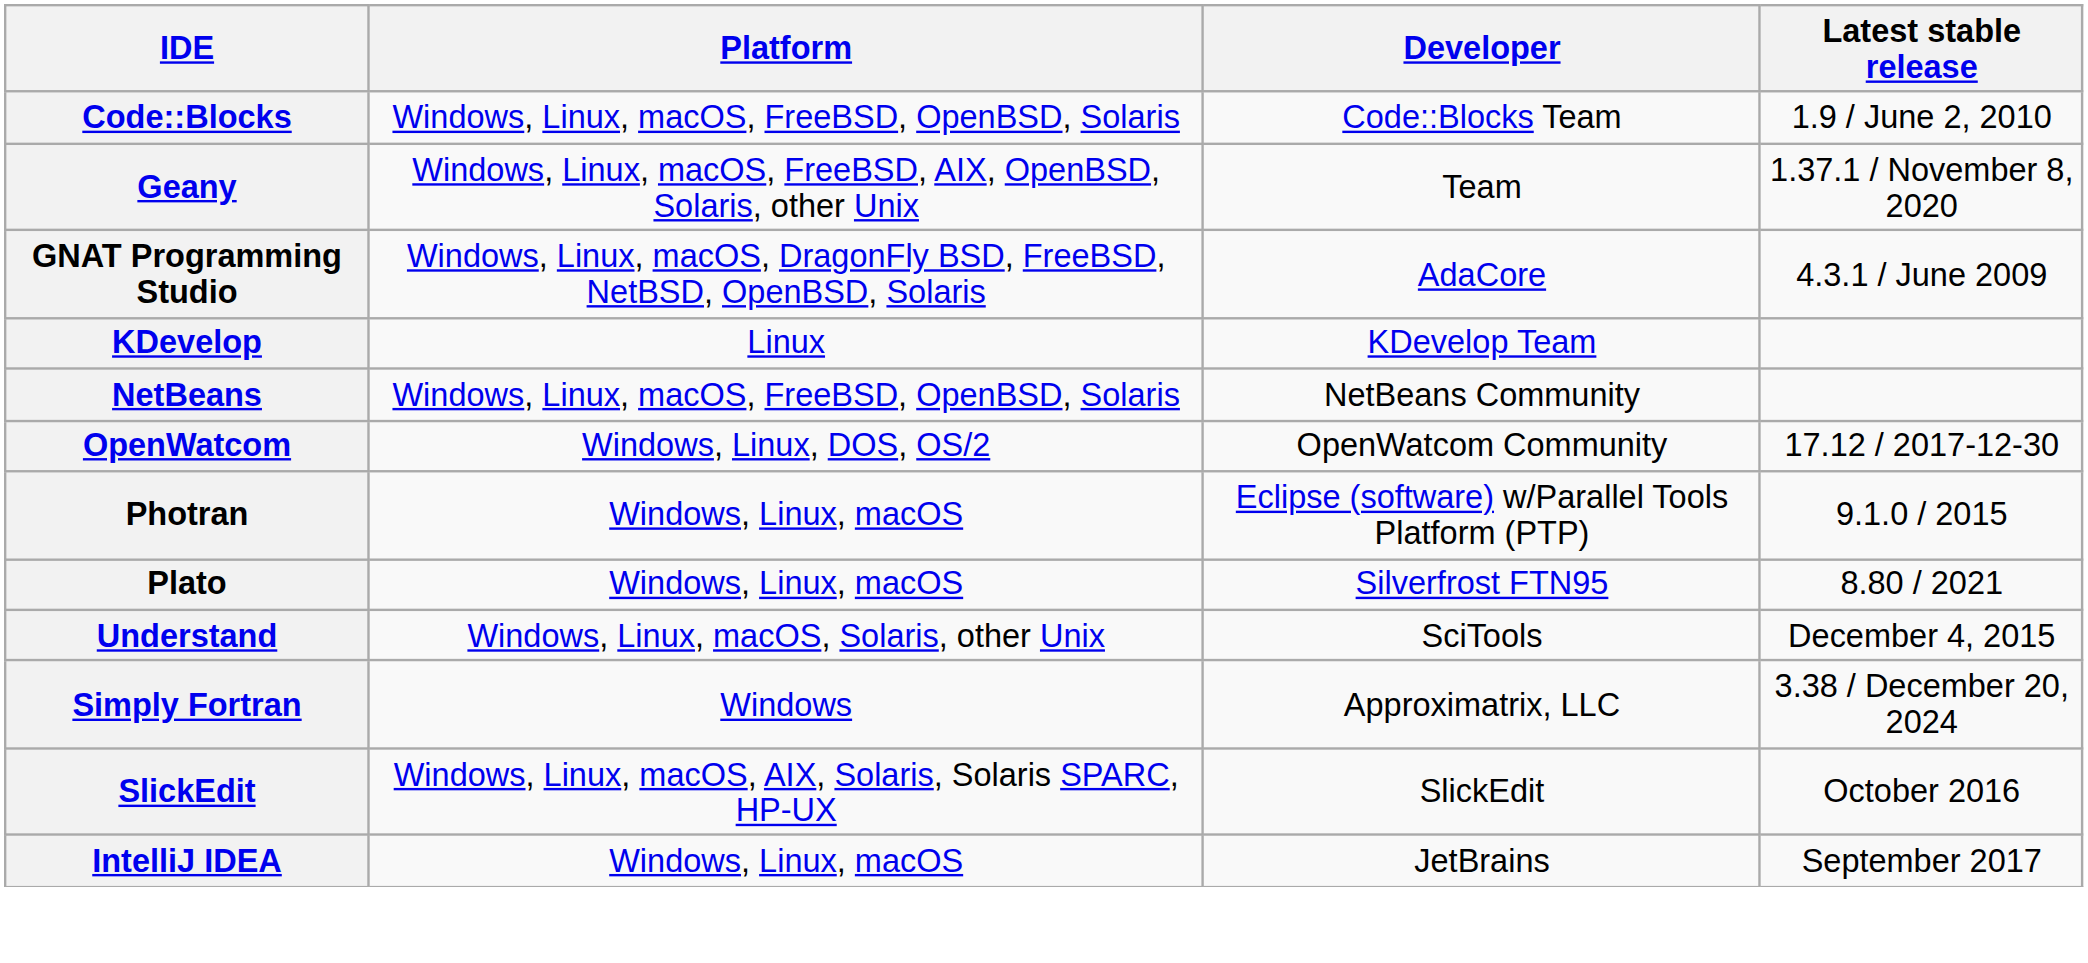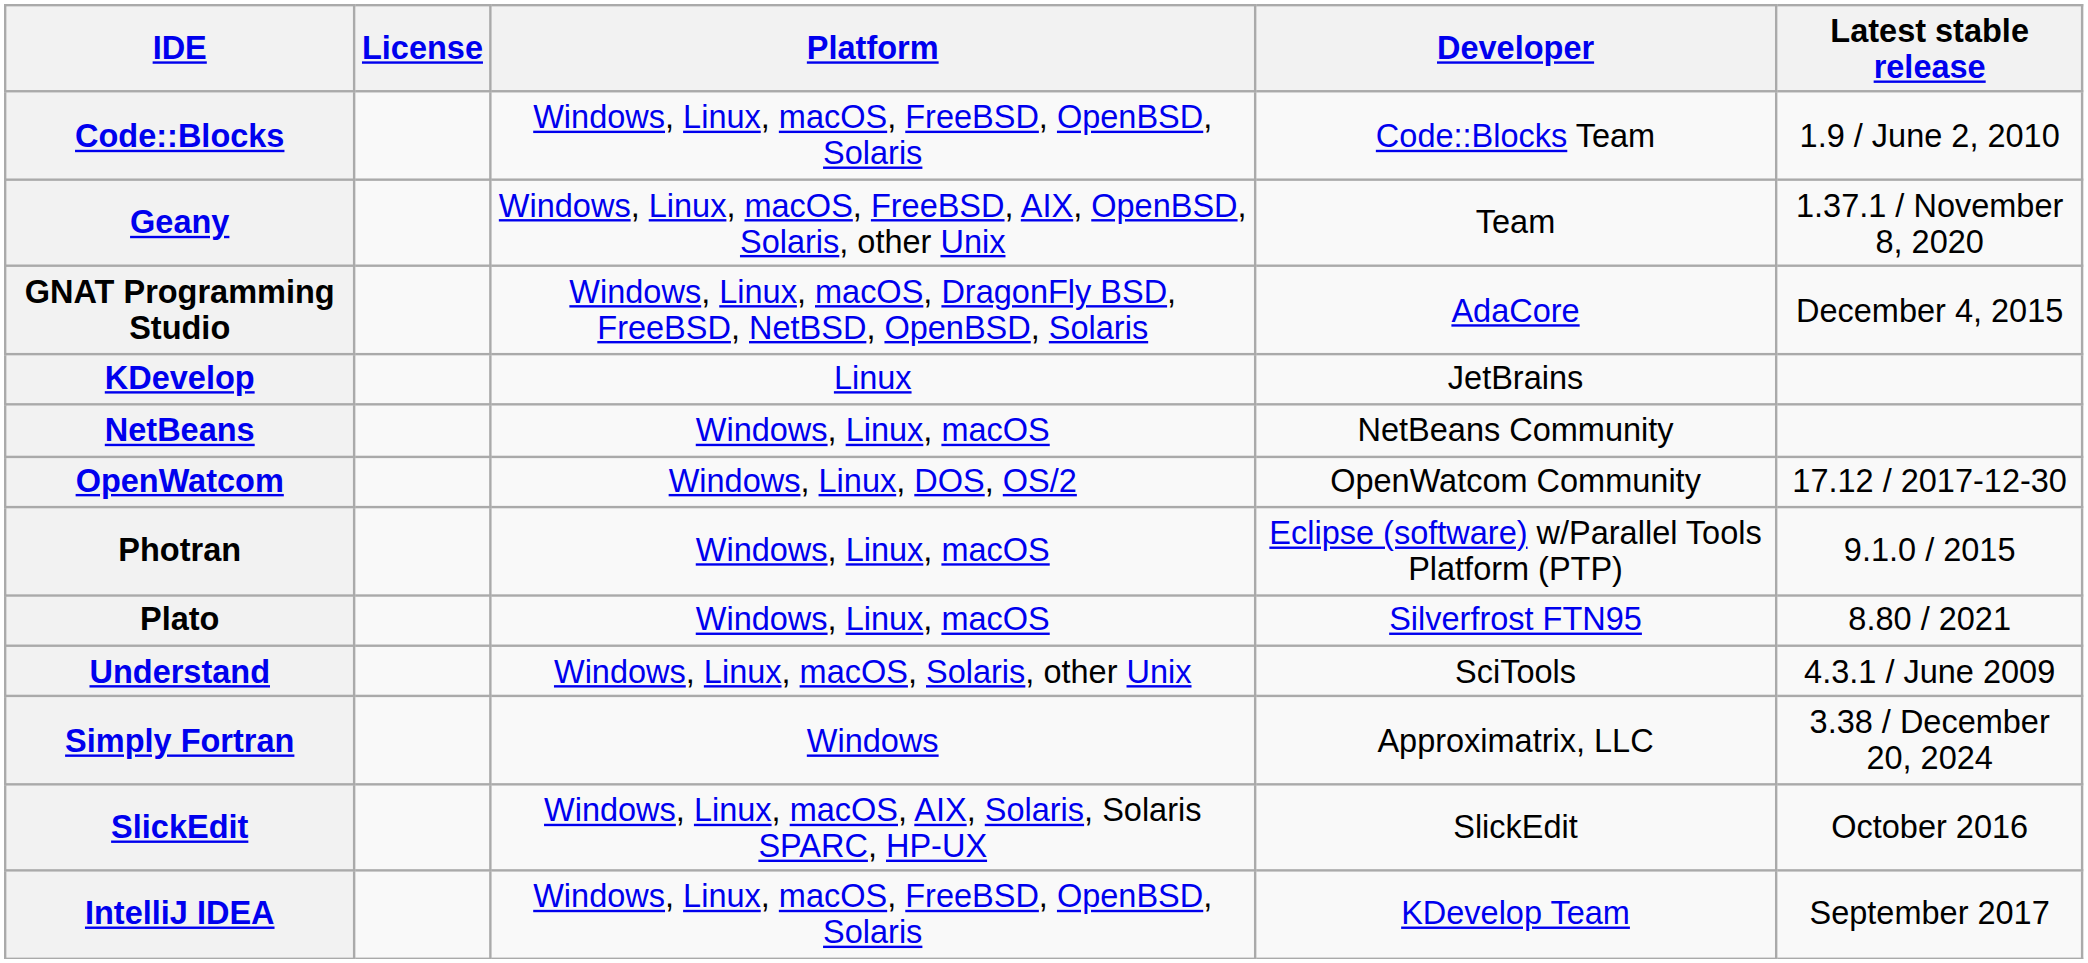+ column: (422, 48)
(1922, 274) 4.3.1 / June 2009 -> (1930, 310) December 4, 2015
(1482, 343) KDevelop Team -> (1516, 379) JetBrains
(786, 394) Windows, Linux, macOS, FreeBSD, OpenBSD, Solaris -> (873, 430) Windows, Linux, macOS
(1922, 635) December 4, 2015 -> (1930, 671) 4.3.1 / June 2009
(786, 860) Windows, Linux, macOS -> (873, 914) Windows, Linux, macOS, FreeBSD, OpenBSD, Solaris
(1482, 860) JetBrains -> (1516, 914) KDevelop Team
